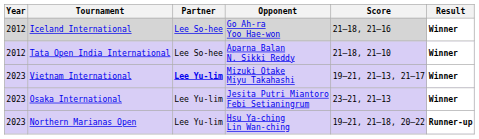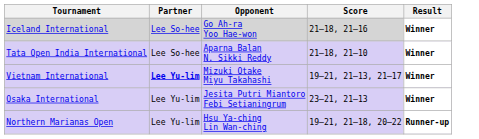- column: (16, 11)
